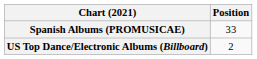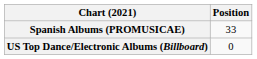(231, 46) 2 -> (231, 46) 0
